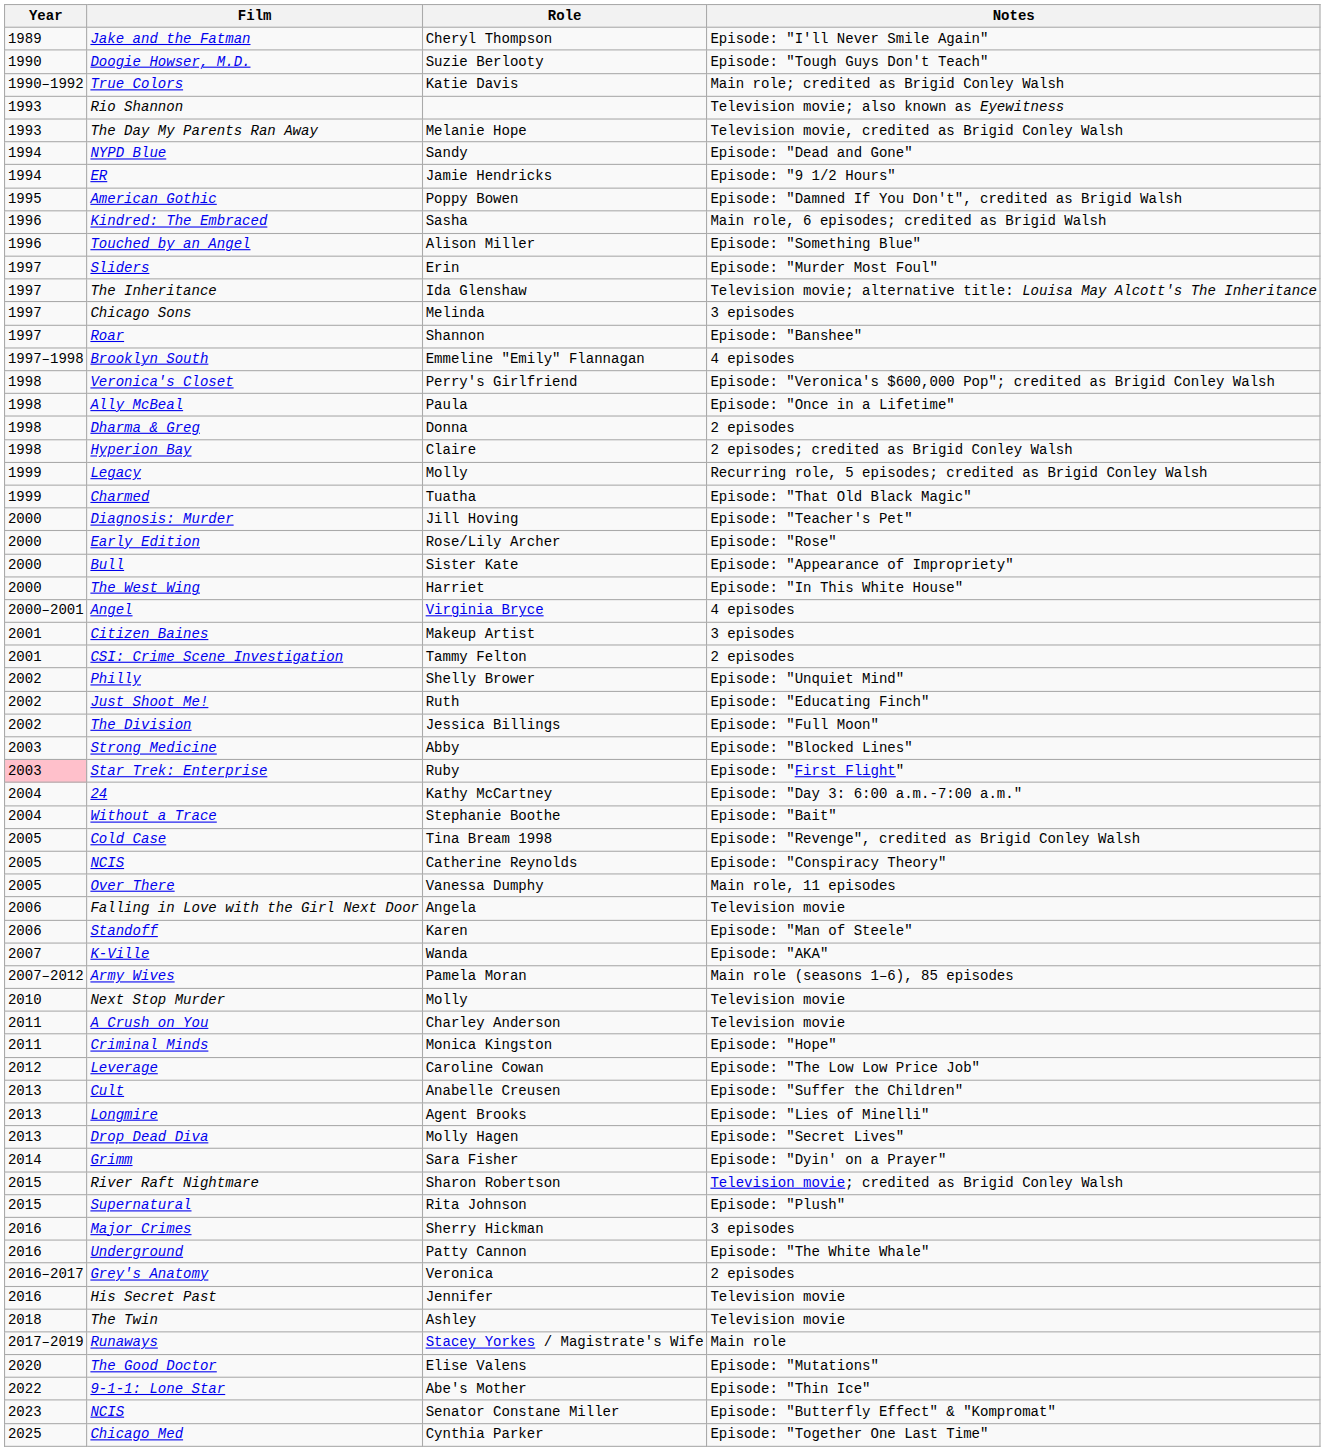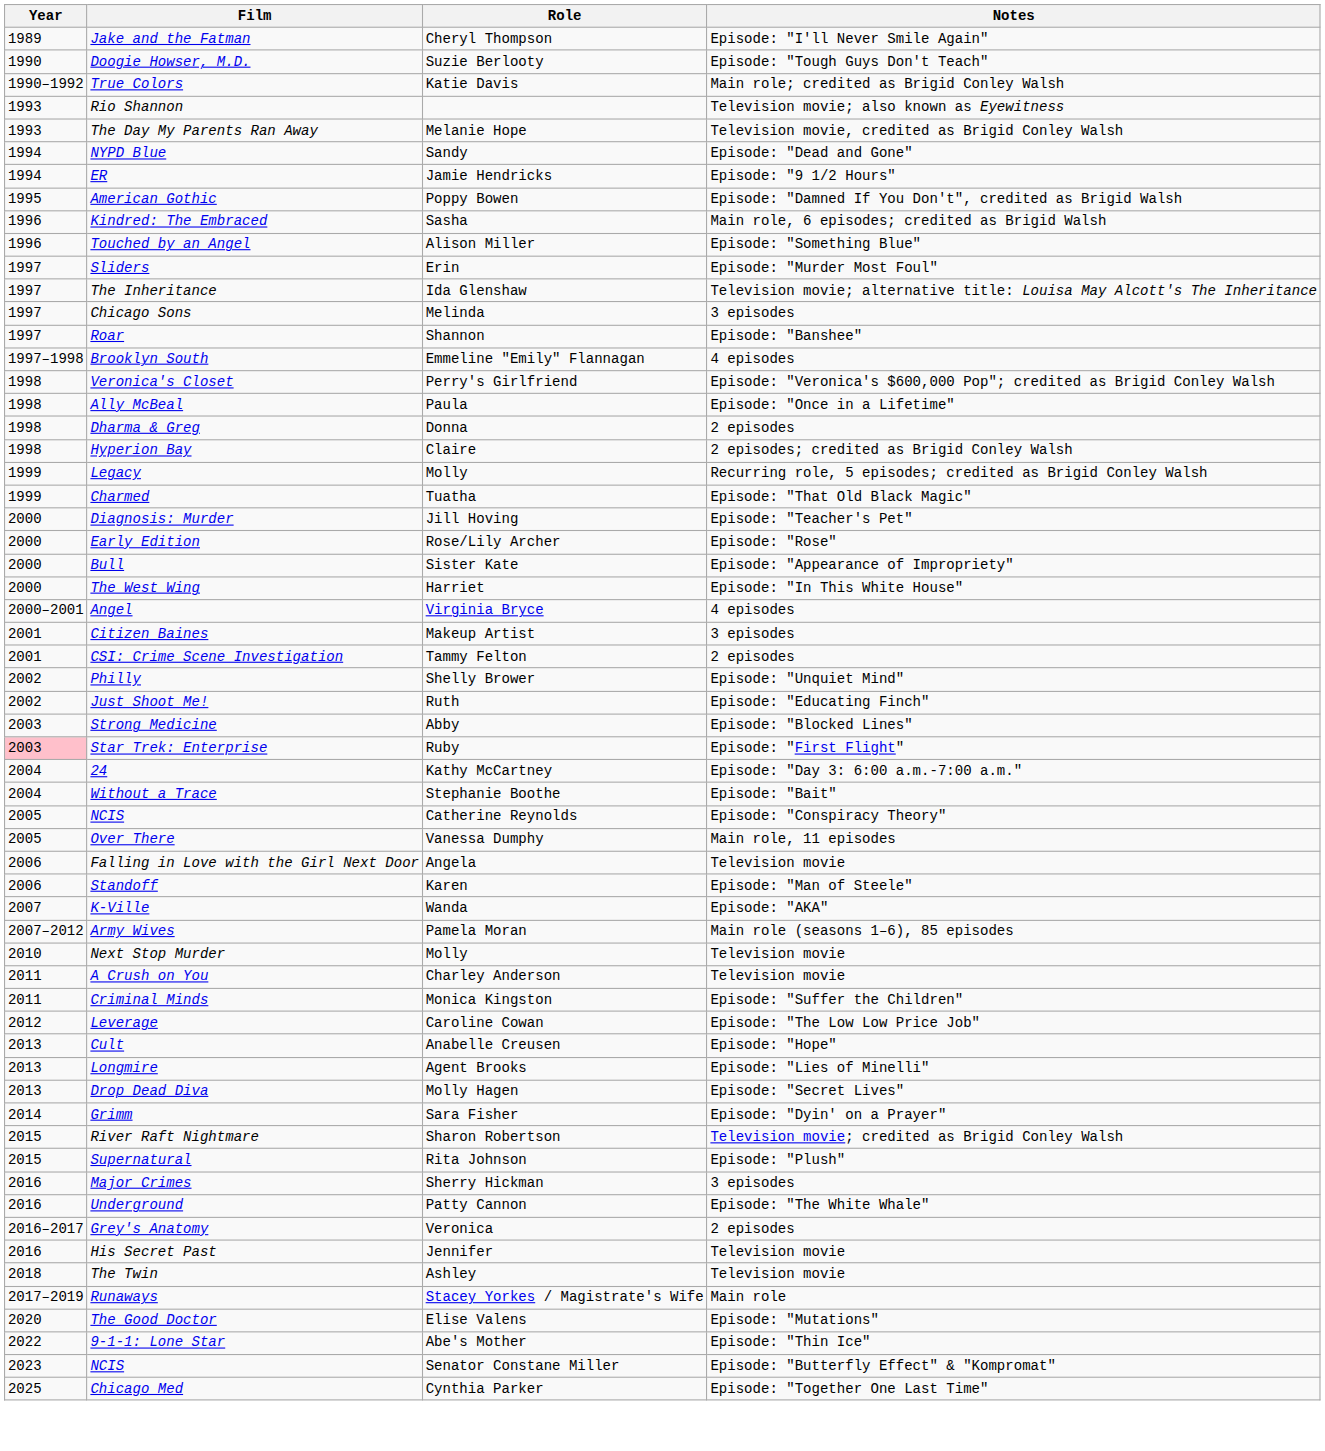- row: (141, 725)
- row: (128, 840)
(774, 1046) Episode: "Hope" -> (837, 1000) Episode: "Suffer the Children"
(837, 1091) Episode: "Suffer the Children" -> (774, 1046) Episode: "Hope"
